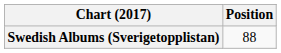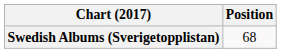(249, 37) 88 -> (249, 37) 68
